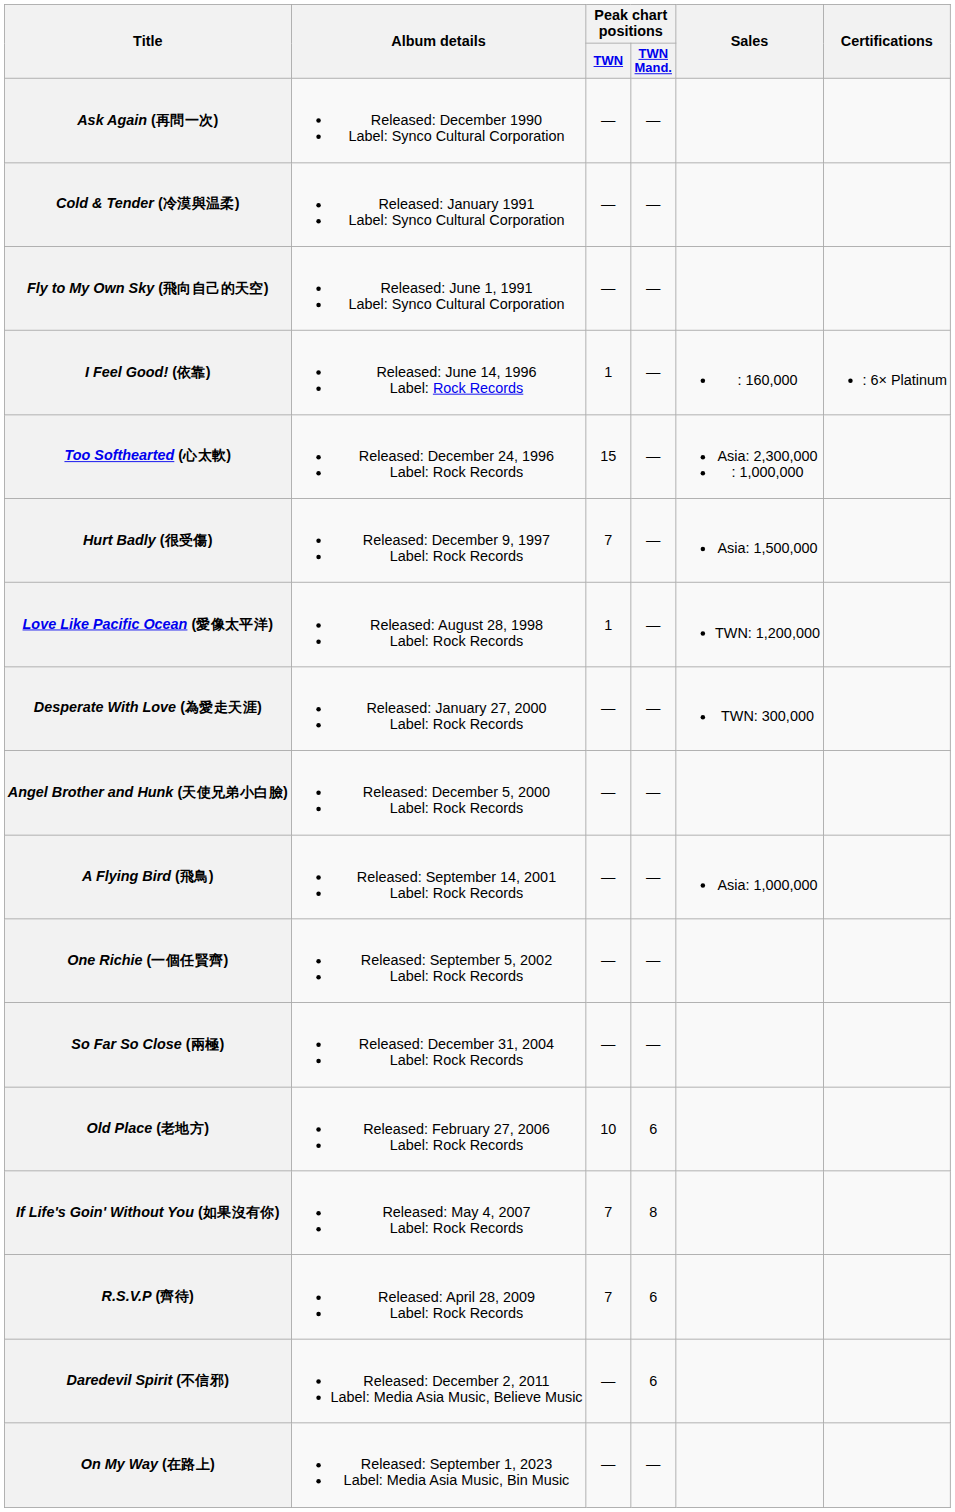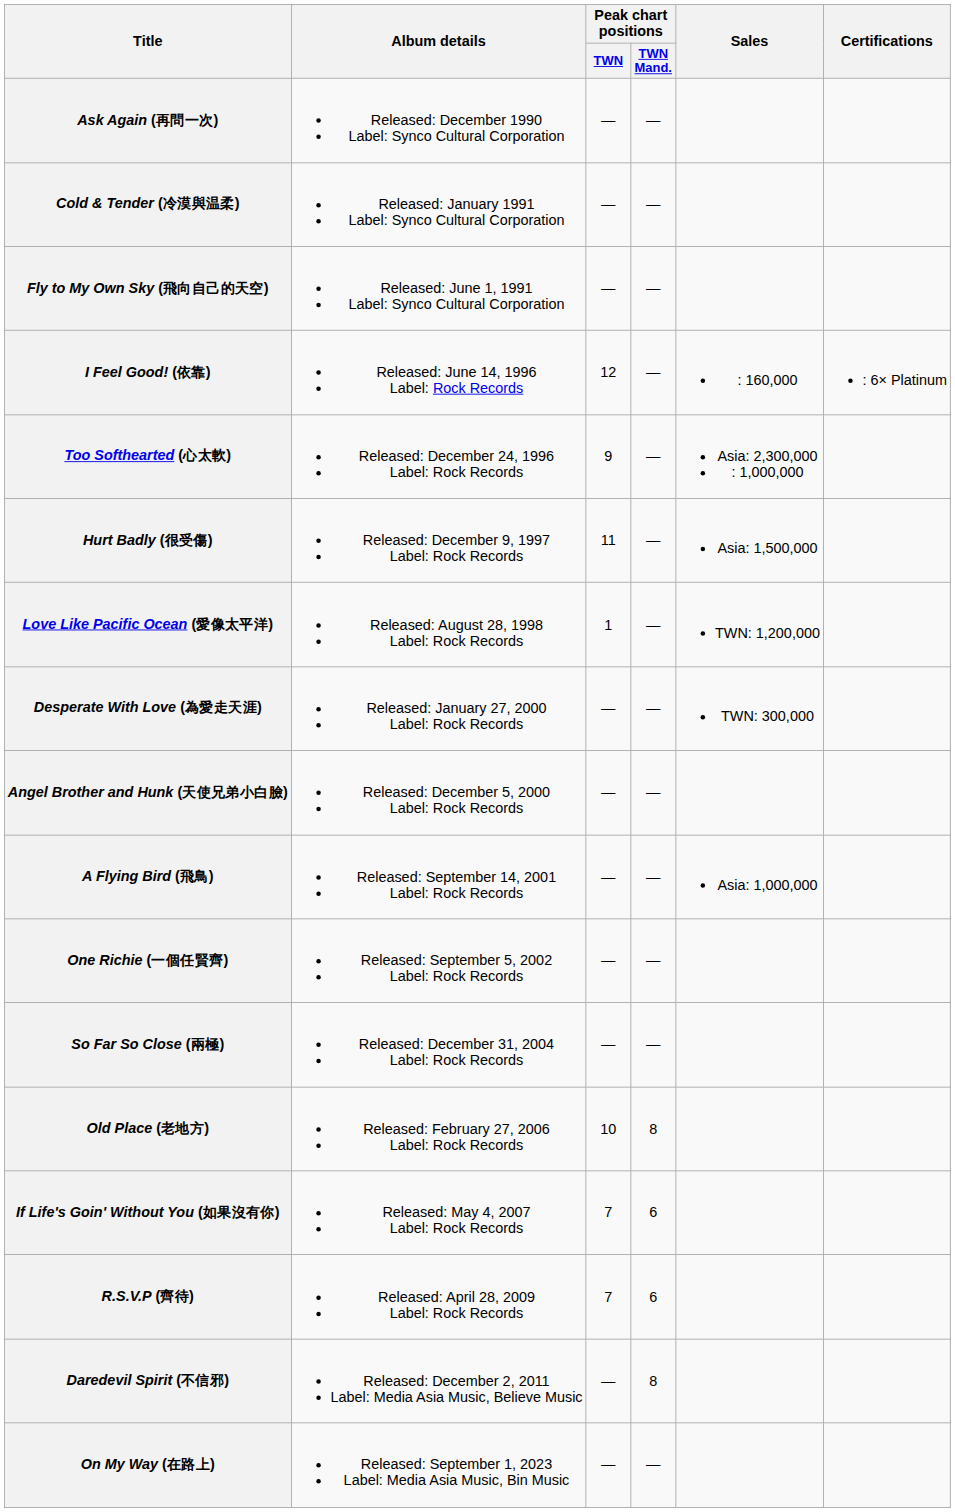(608, 372) 1 -> (608, 372) 12
(608, 456) 15 -> (608, 456) 9
(608, 540) 7 -> (608, 540) 11
(653, 1128) 6 -> (653, 1128) 8
(653, 1212) 8 -> (653, 1212) 6
(653, 1380) 6 -> (653, 1380) 8
